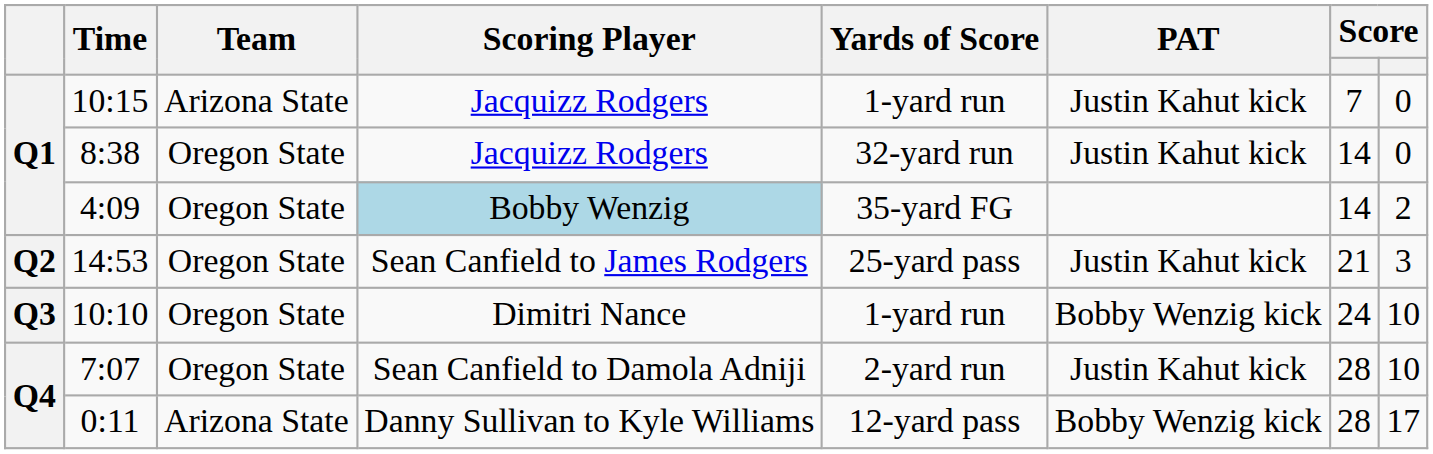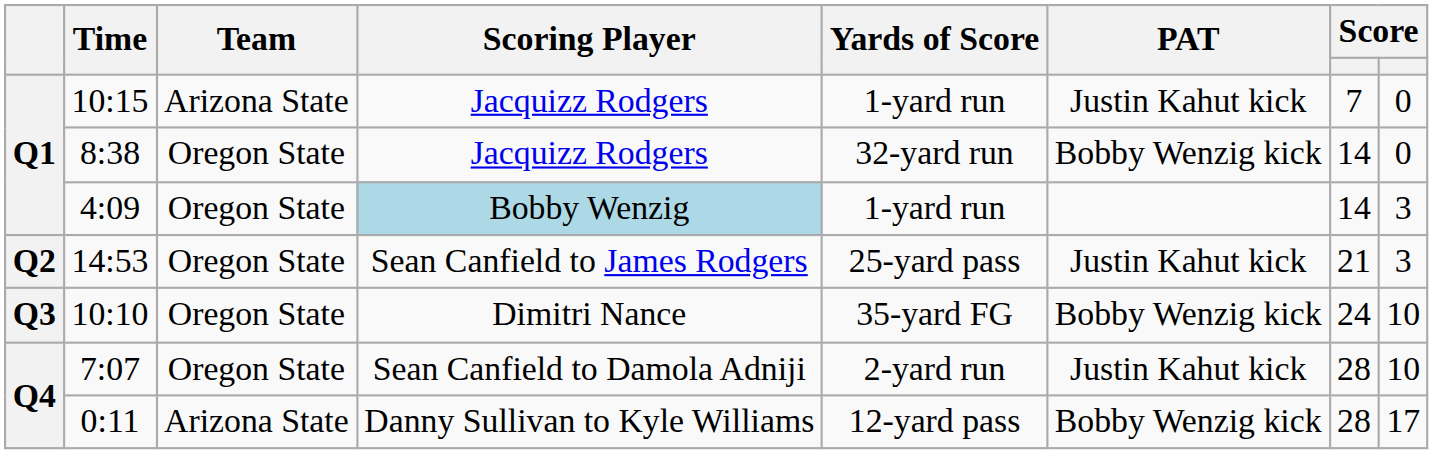(1188, 153) Justin Kahut kick -> (1188, 153) Bobby Wenzig kick
(935, 207) 35-yard FG -> (935, 207) 1-yard run
(1403, 207) 2 -> (1403, 207) 3
(935, 314) 1-yard run -> (935, 314) 35-yard FG
